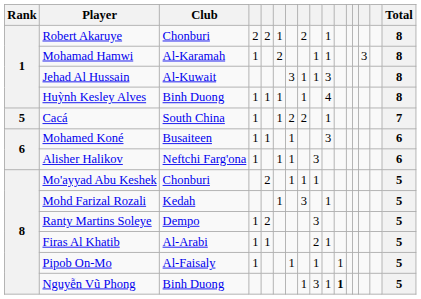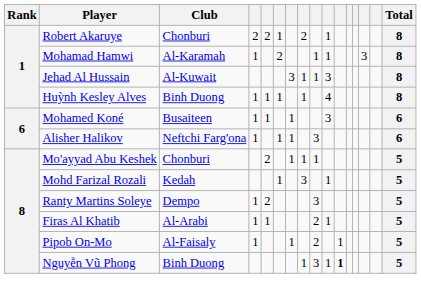- row: (55, 118)
(316, 263) 1 -> (316, 242) 2
